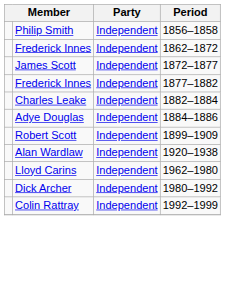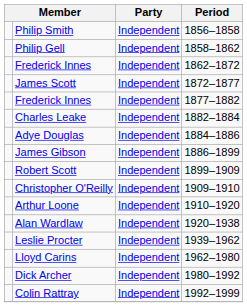+ row: (40, 48)
+ row: (50, 153)
+ row: (64, 188)
+ row: (47, 205)
+ row: (49, 240)
